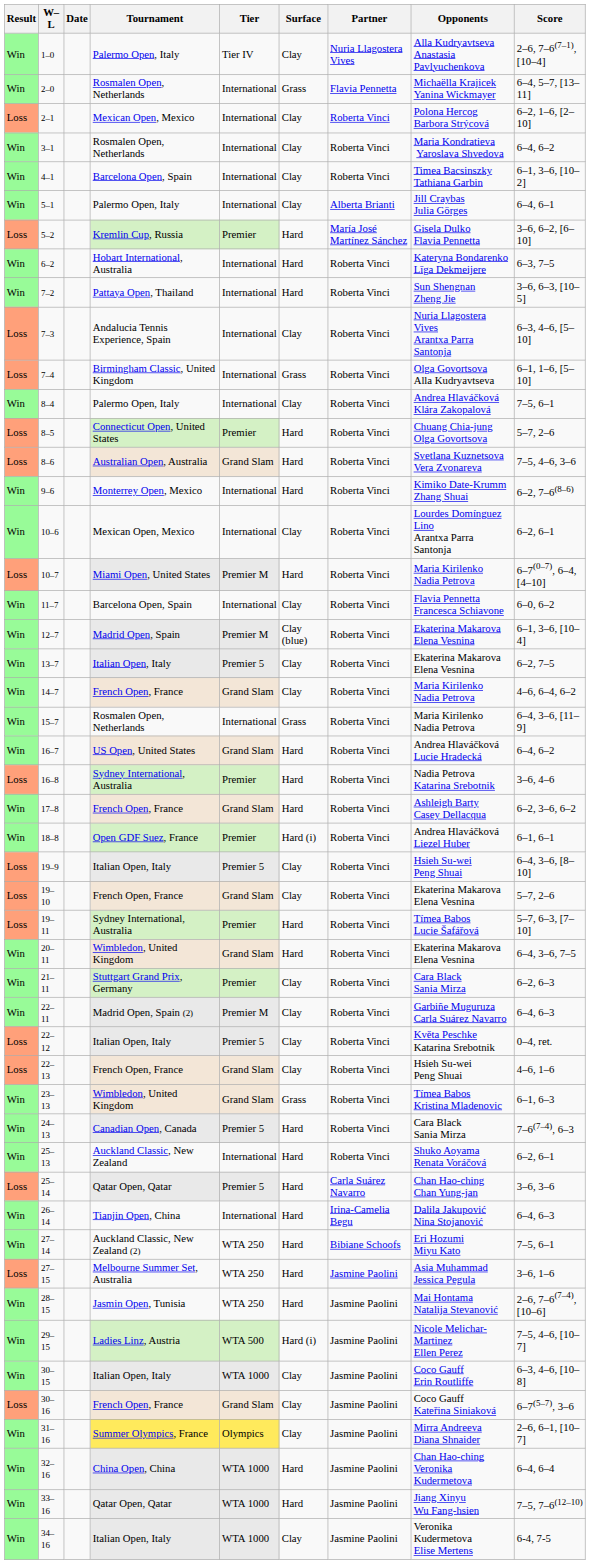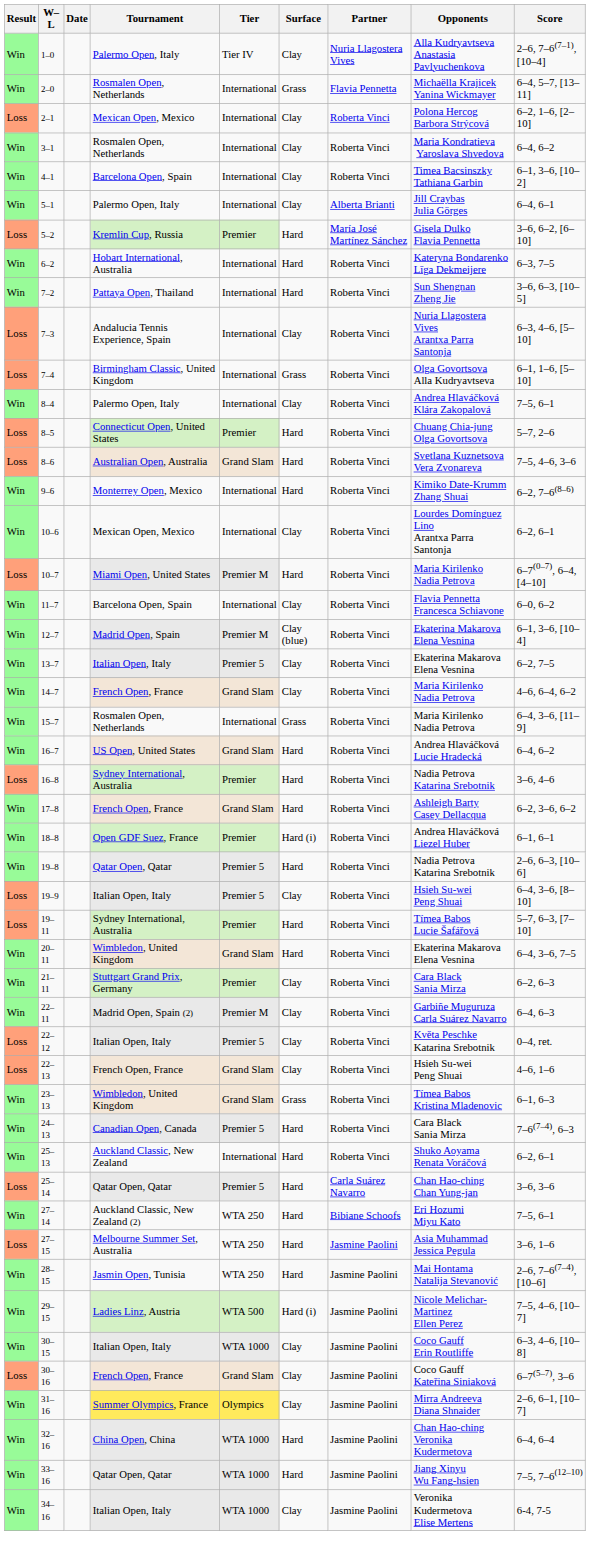+ row: (50, 867)
- row: (48, 896)
- row: (48, 1216)
